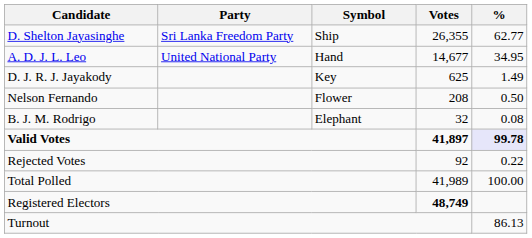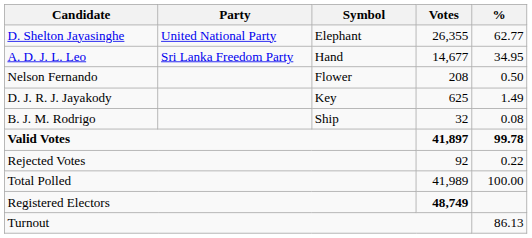(227, 35) Sri Lanka Freedom Party -> (219, 35) United National Party
(327, 35) Ship -> (338, 35) Elephant
(219, 56) United National Party -> (227, 56) Sri Lanka Freedom Party
rows swapped: (60, 77) <-> (52, 98)
(338, 118) Elephant -> (327, 118) Ship
(509, 139) lavender background -> (509, 139) no background
